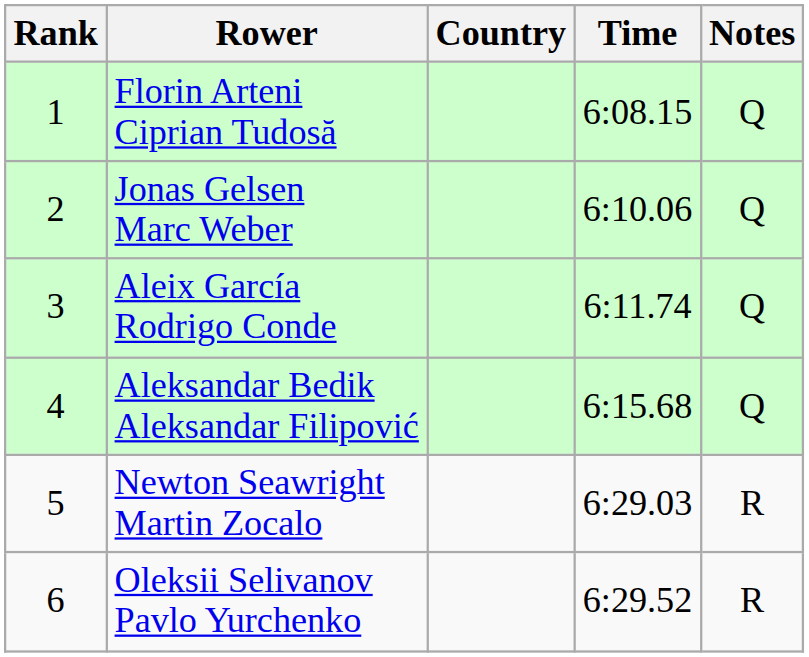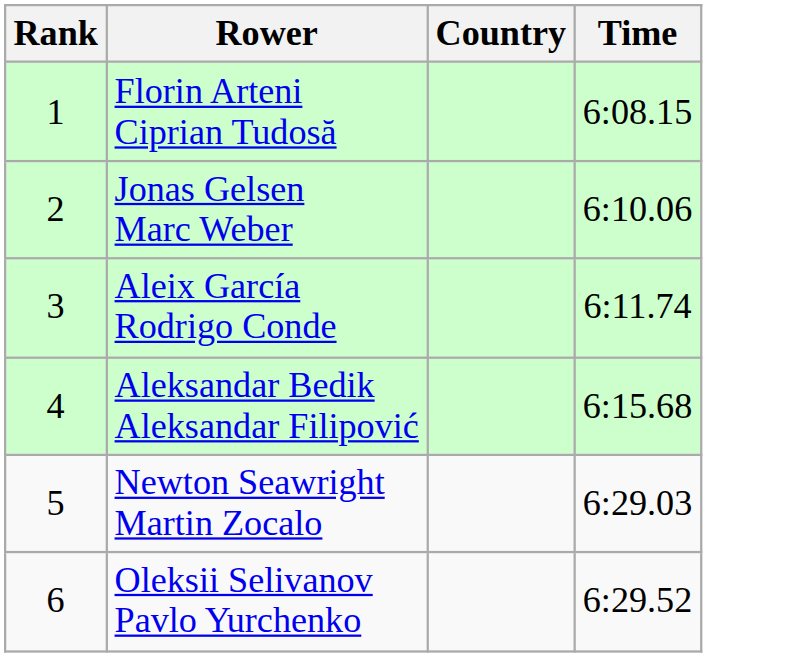- column: (752, 33)
